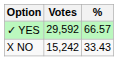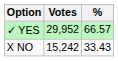(63, 30) 29,592 -> (63, 30) 29,952
